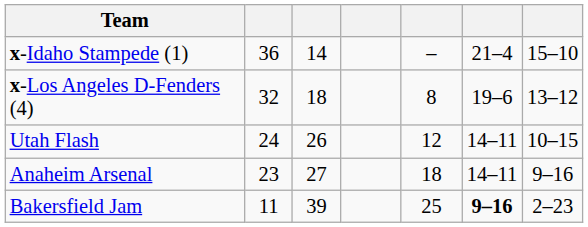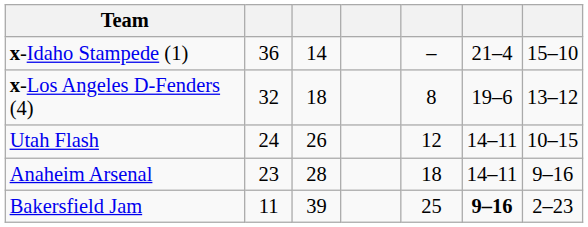(317, 173) 27 -> (317, 173) 28
